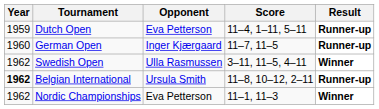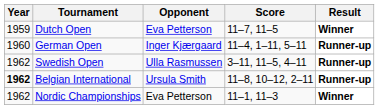(267, 30) 11–4, 1–11, 5–11 -> (253, 30) 11–7, 11–5
(345, 30) Runner-up -> (336, 30) Winner
(253, 46) 11–7, 11–5 -> (267, 46) 11–4, 1–11, 5–11
(336, 63) Winner -> (345, 63) Runner-up
